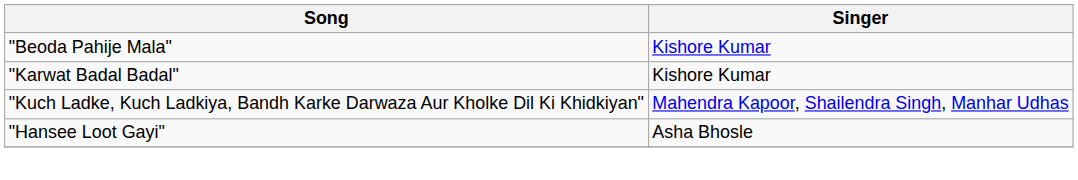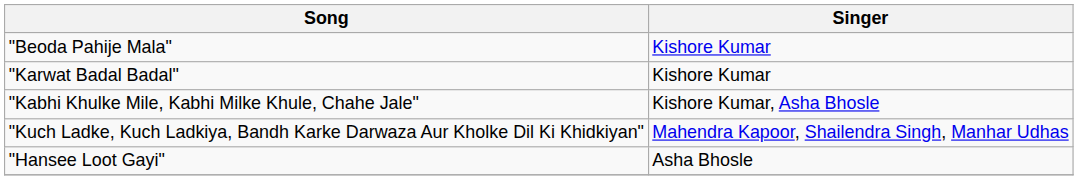+ row: (214, 103)
